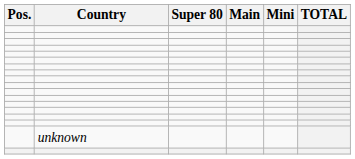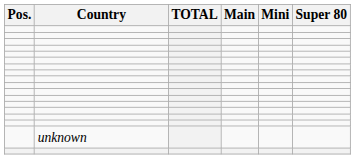columns swapped: (324, 15) <-> (197, 15)
